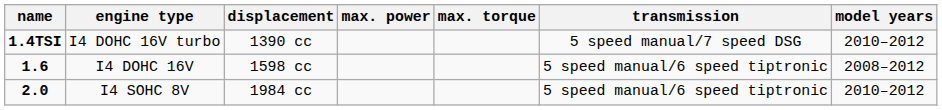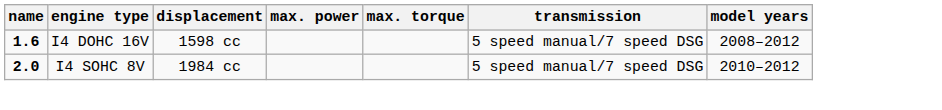- row: (145, 42)
(686, 67) 5 speed manual/6 speed tiptronic -> (588, 42) 5 speed manual/7 speed DSG
(686, 92) 5 speed manual/6 speed tiptronic -> (588, 67) 5 speed manual/7 speed DSG
